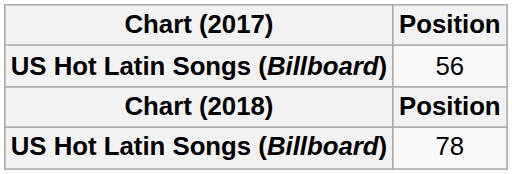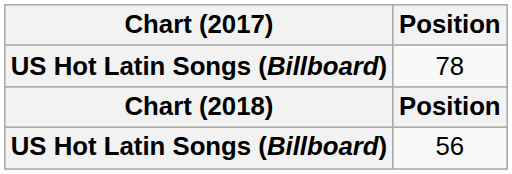rows swapped: (450, 65) <-> (450, 147)
